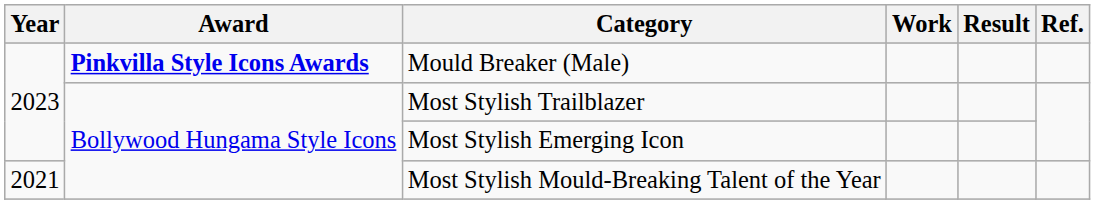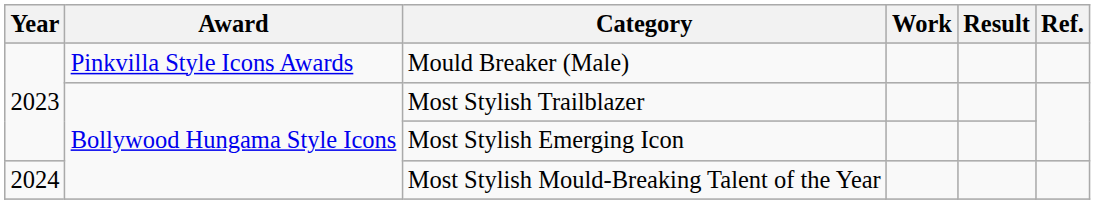(220, 62) bold -> (212, 62) normal
(35, 179) 2021 -> (35, 179) 2024
